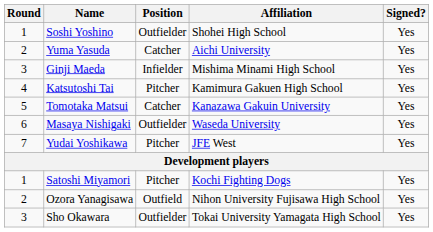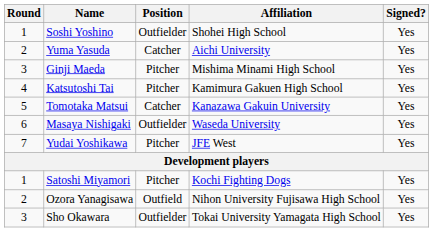(163, 69) Infielder -> (163, 69) Pitcher
